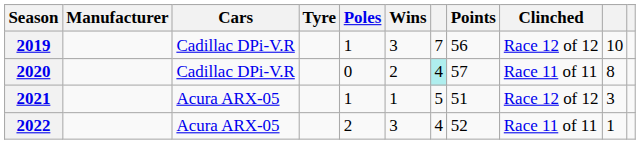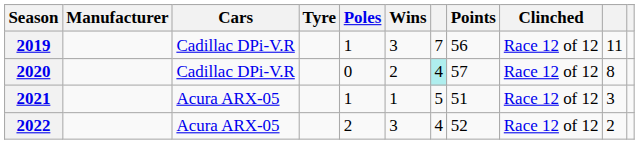(615, 44) 10 -> (614, 44) 11
(550, 71) Race 11 of 11 -> (551, 71) Race 12 of 12
(550, 125) Race 11 of 11 -> (551, 125) Race 12 of 12
(611, 125) 1 -> (611, 125) 2
